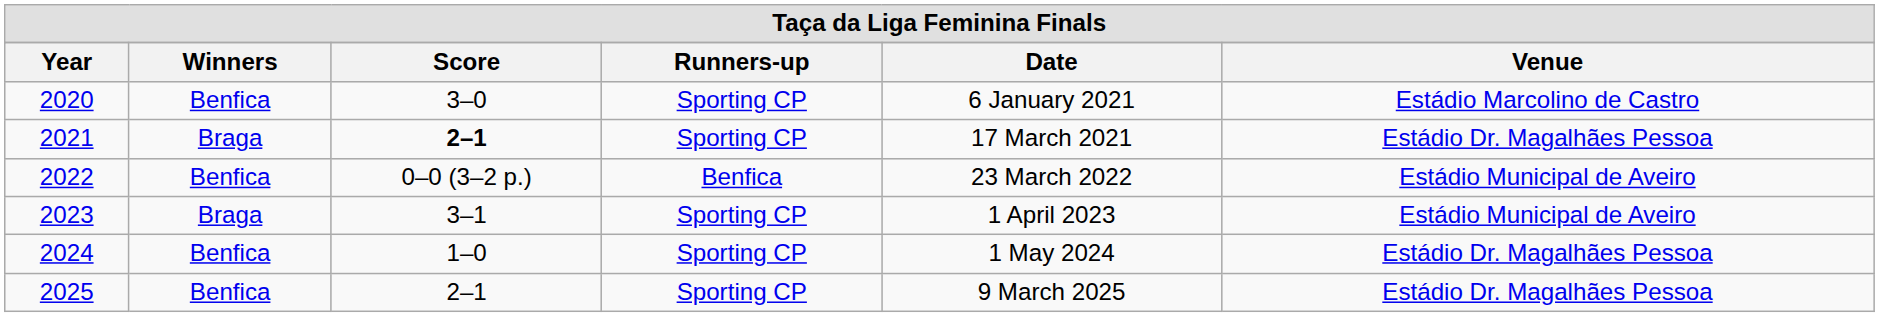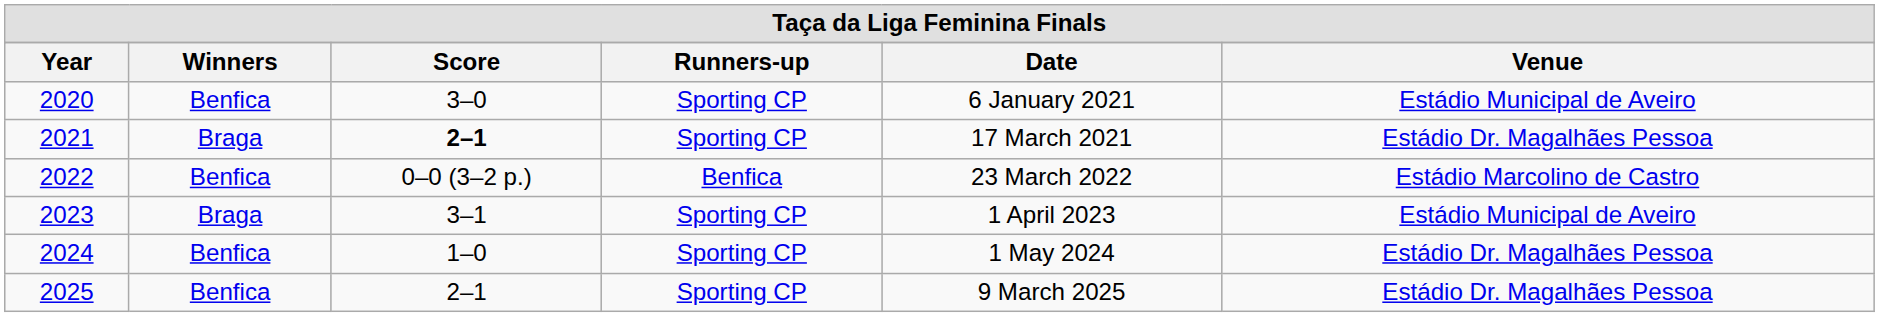(1547, 100) Estádio Marcolino de Castro -> (1547, 100) Estádio Municipal de Aveiro
(1547, 176) Estádio Municipal de Aveiro -> (1547, 176) Estádio Marcolino de Castro
